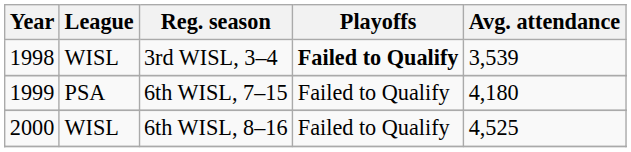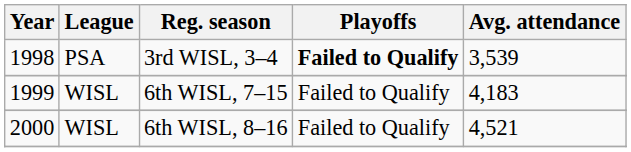(92, 57) WISL -> (85, 57) PSA
(85, 92) PSA -> (92, 92) WISL
(494, 92) 4,180 -> (494, 92) 4,183
(494, 127) 4,525 -> (494, 127) 4,521
